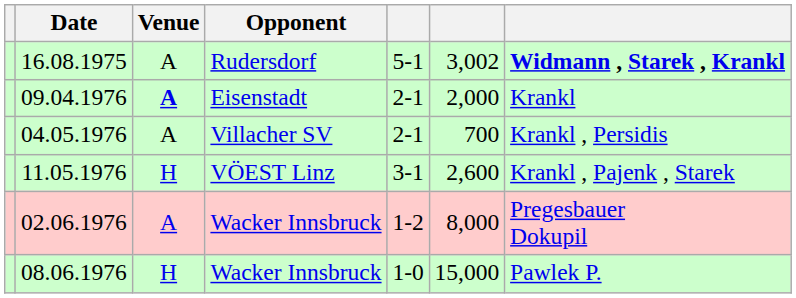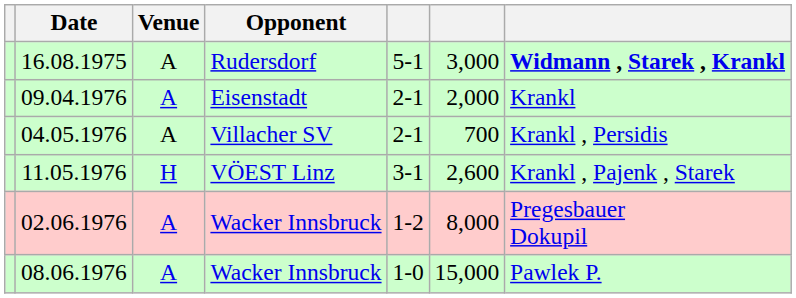(473, 60) 3,002 -> (473, 60) 3,000
(169, 97) bold -> (169, 97) normal
(169, 273) H -> (169, 273) A
